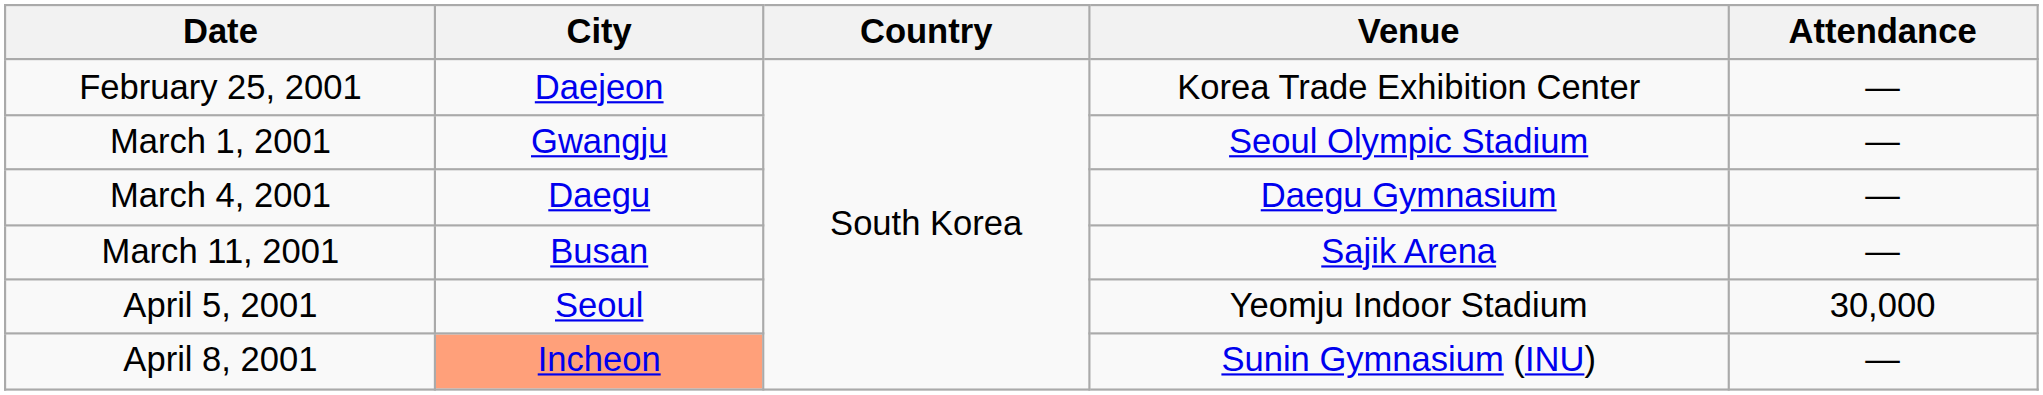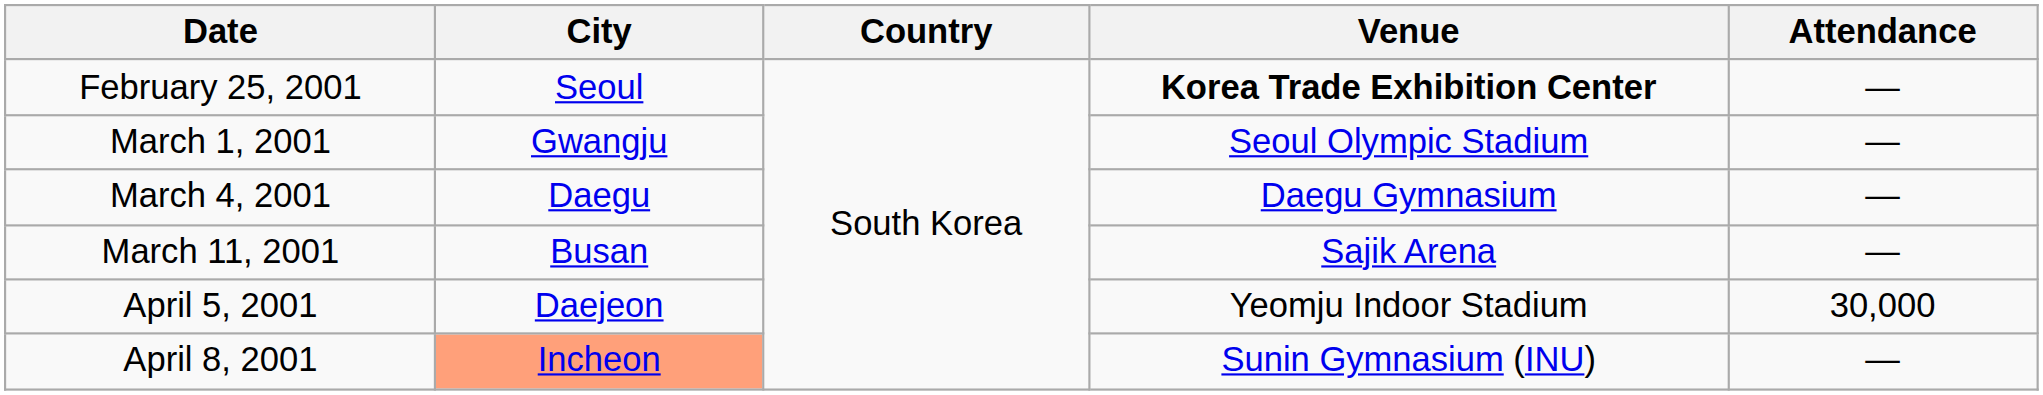(599, 86) Daejeon -> (599, 86) Seoul
(1409, 86) normal -> (1409, 86) bold
(599, 305) Seoul -> (599, 305) Daejeon
